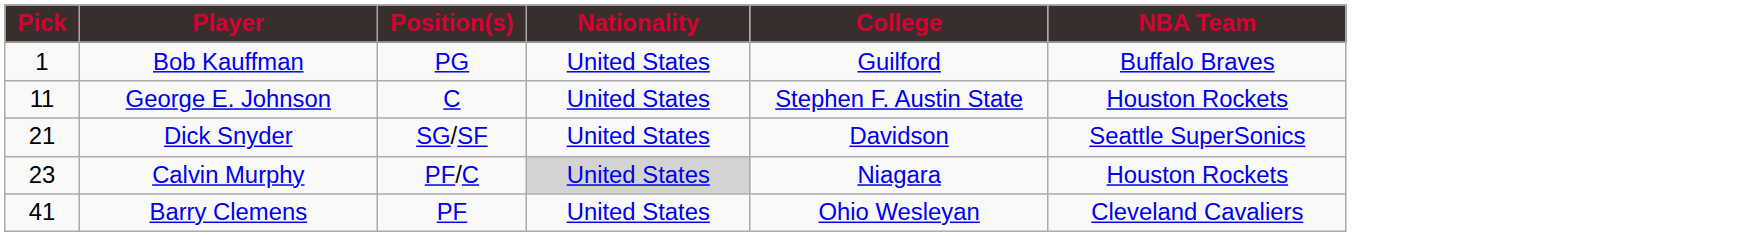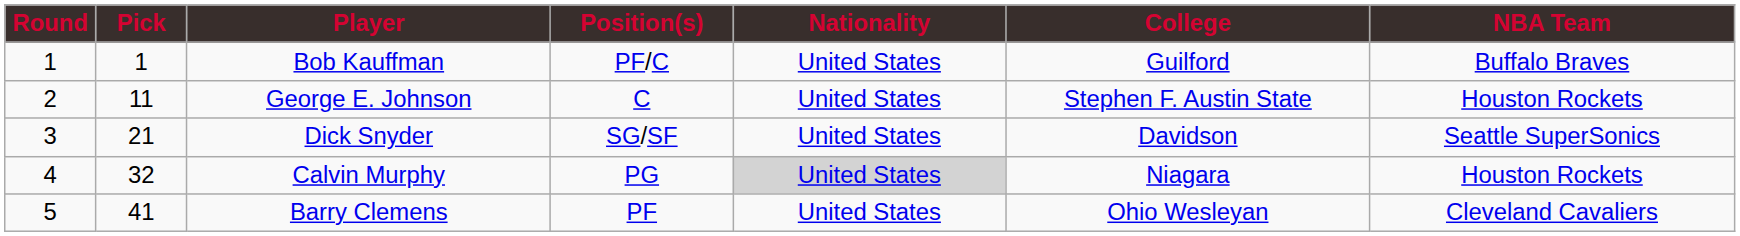+ column: (50, 23)
(452, 61) PG -> (642, 61) PF/C
(42, 174) 23 -> (141, 174) 32
(452, 174) PF/C -> (642, 174) PG
